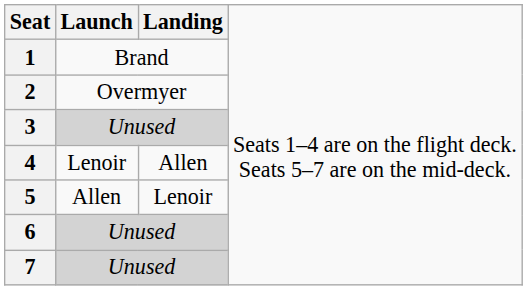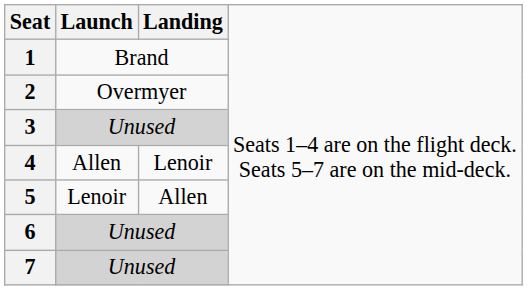(97, 162) Lenoir -> (97, 162) Allen
(183, 162) Allen -> (183, 162) Lenoir
(97, 197) Allen -> (97, 197) Lenoir
(183, 197) Lenoir -> (183, 197) Allen
